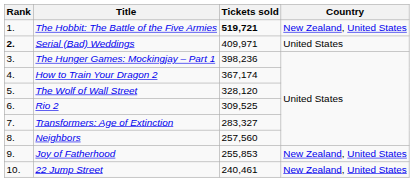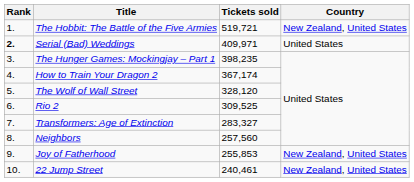(240, 28) bold -> (240, 28) normal
(240, 59) 398,236 -> (240, 59) 398,235
